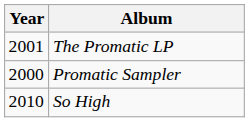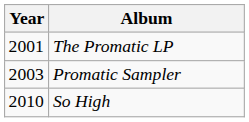(26, 74) 2000 -> (26, 74) 2003
